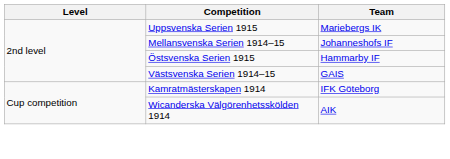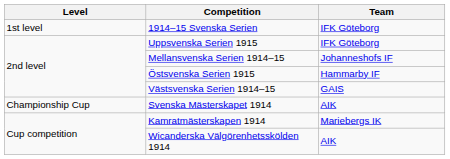+ row: (203, 27)
(351, 27) Mariebergs IK -> (350, 43) IFK Göteborg
+ row: (210, 105)
(350, 89) IFK Göteborg -> (351, 120) Mariebergs IK
